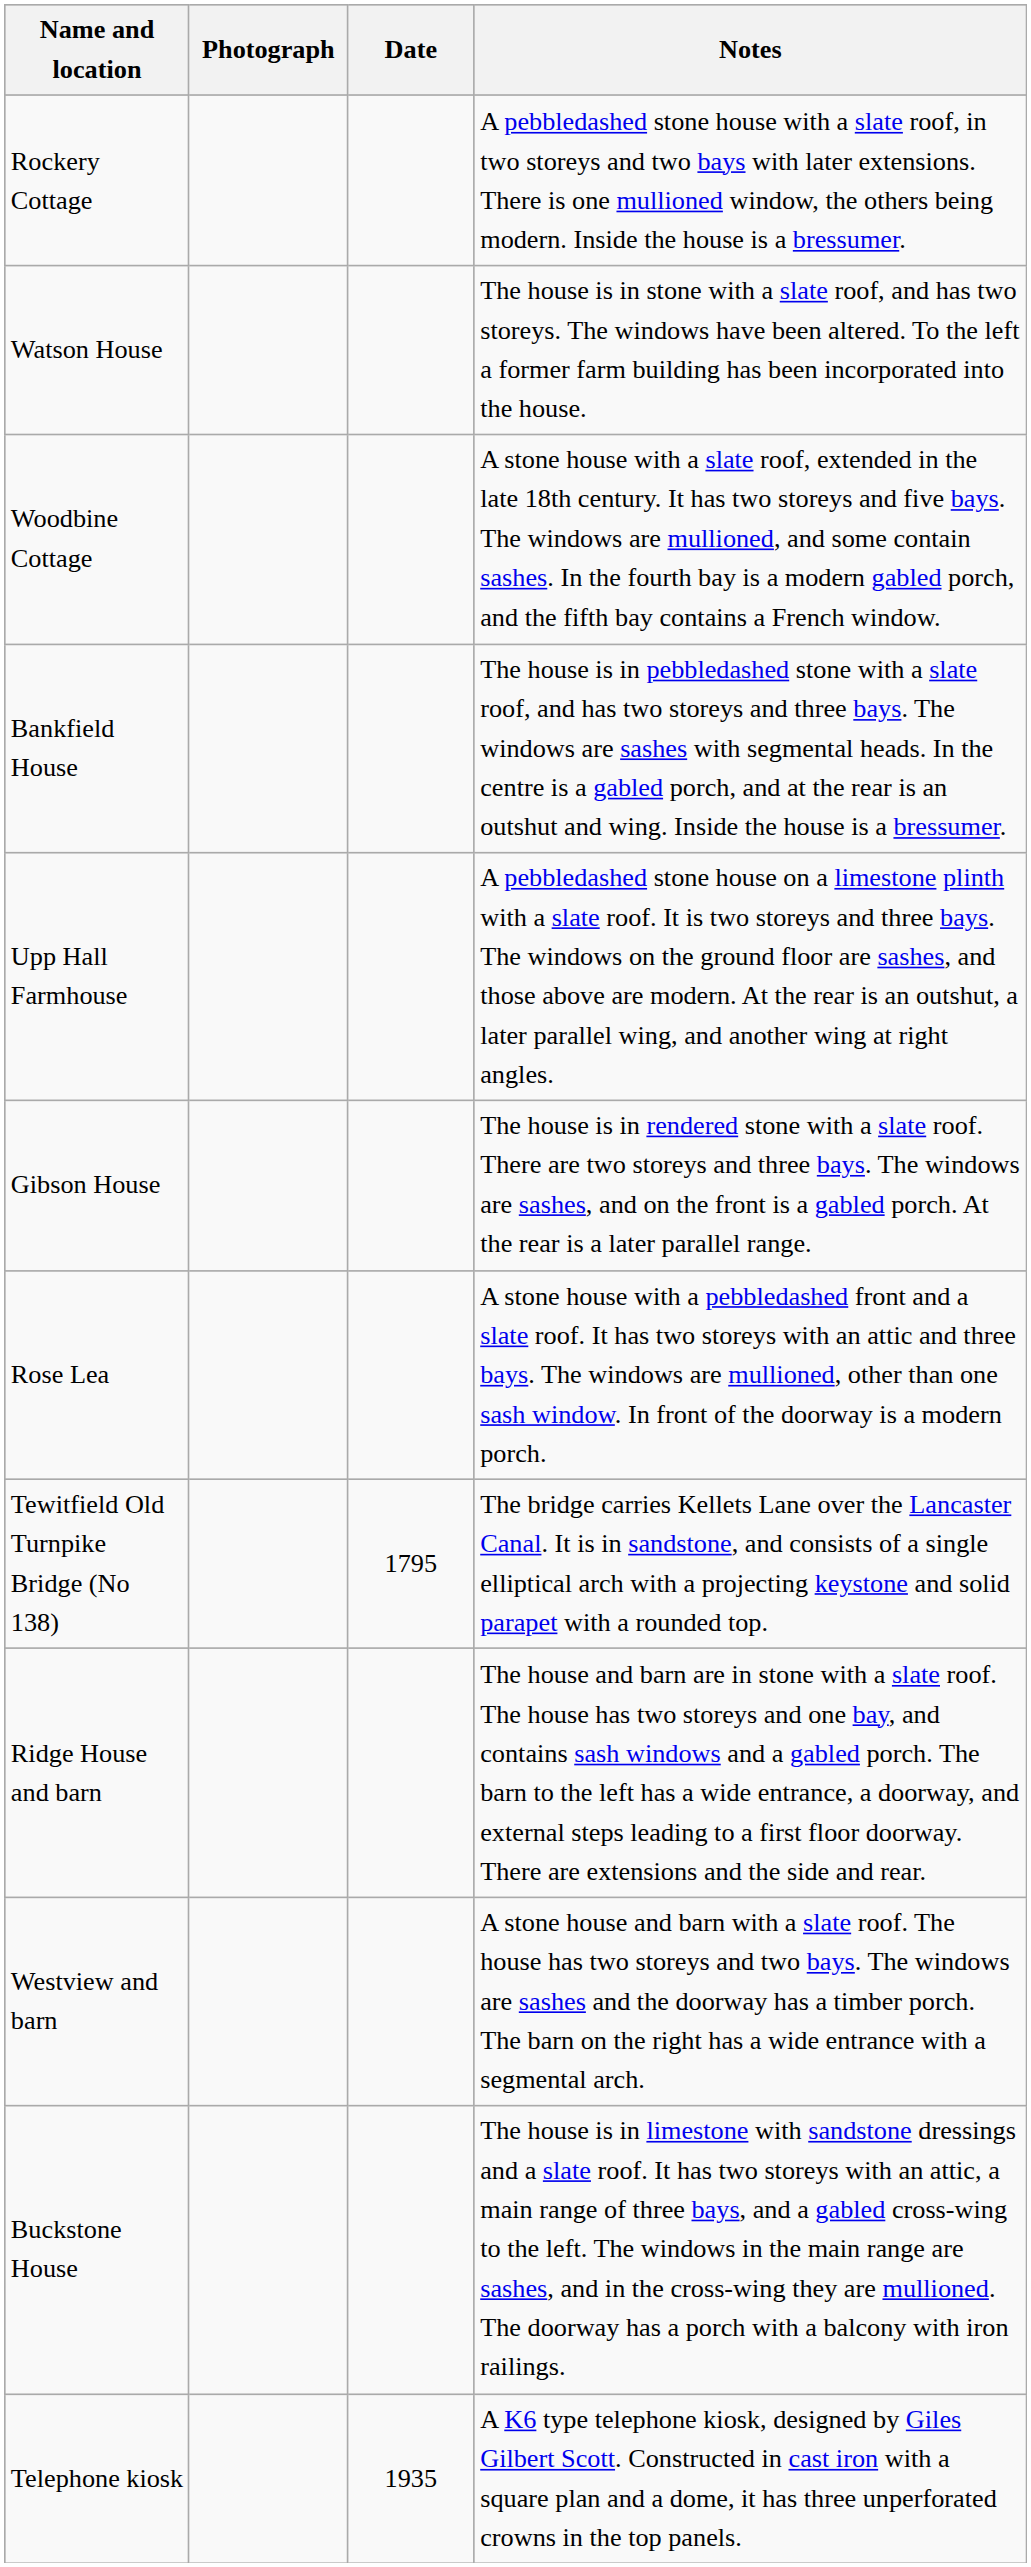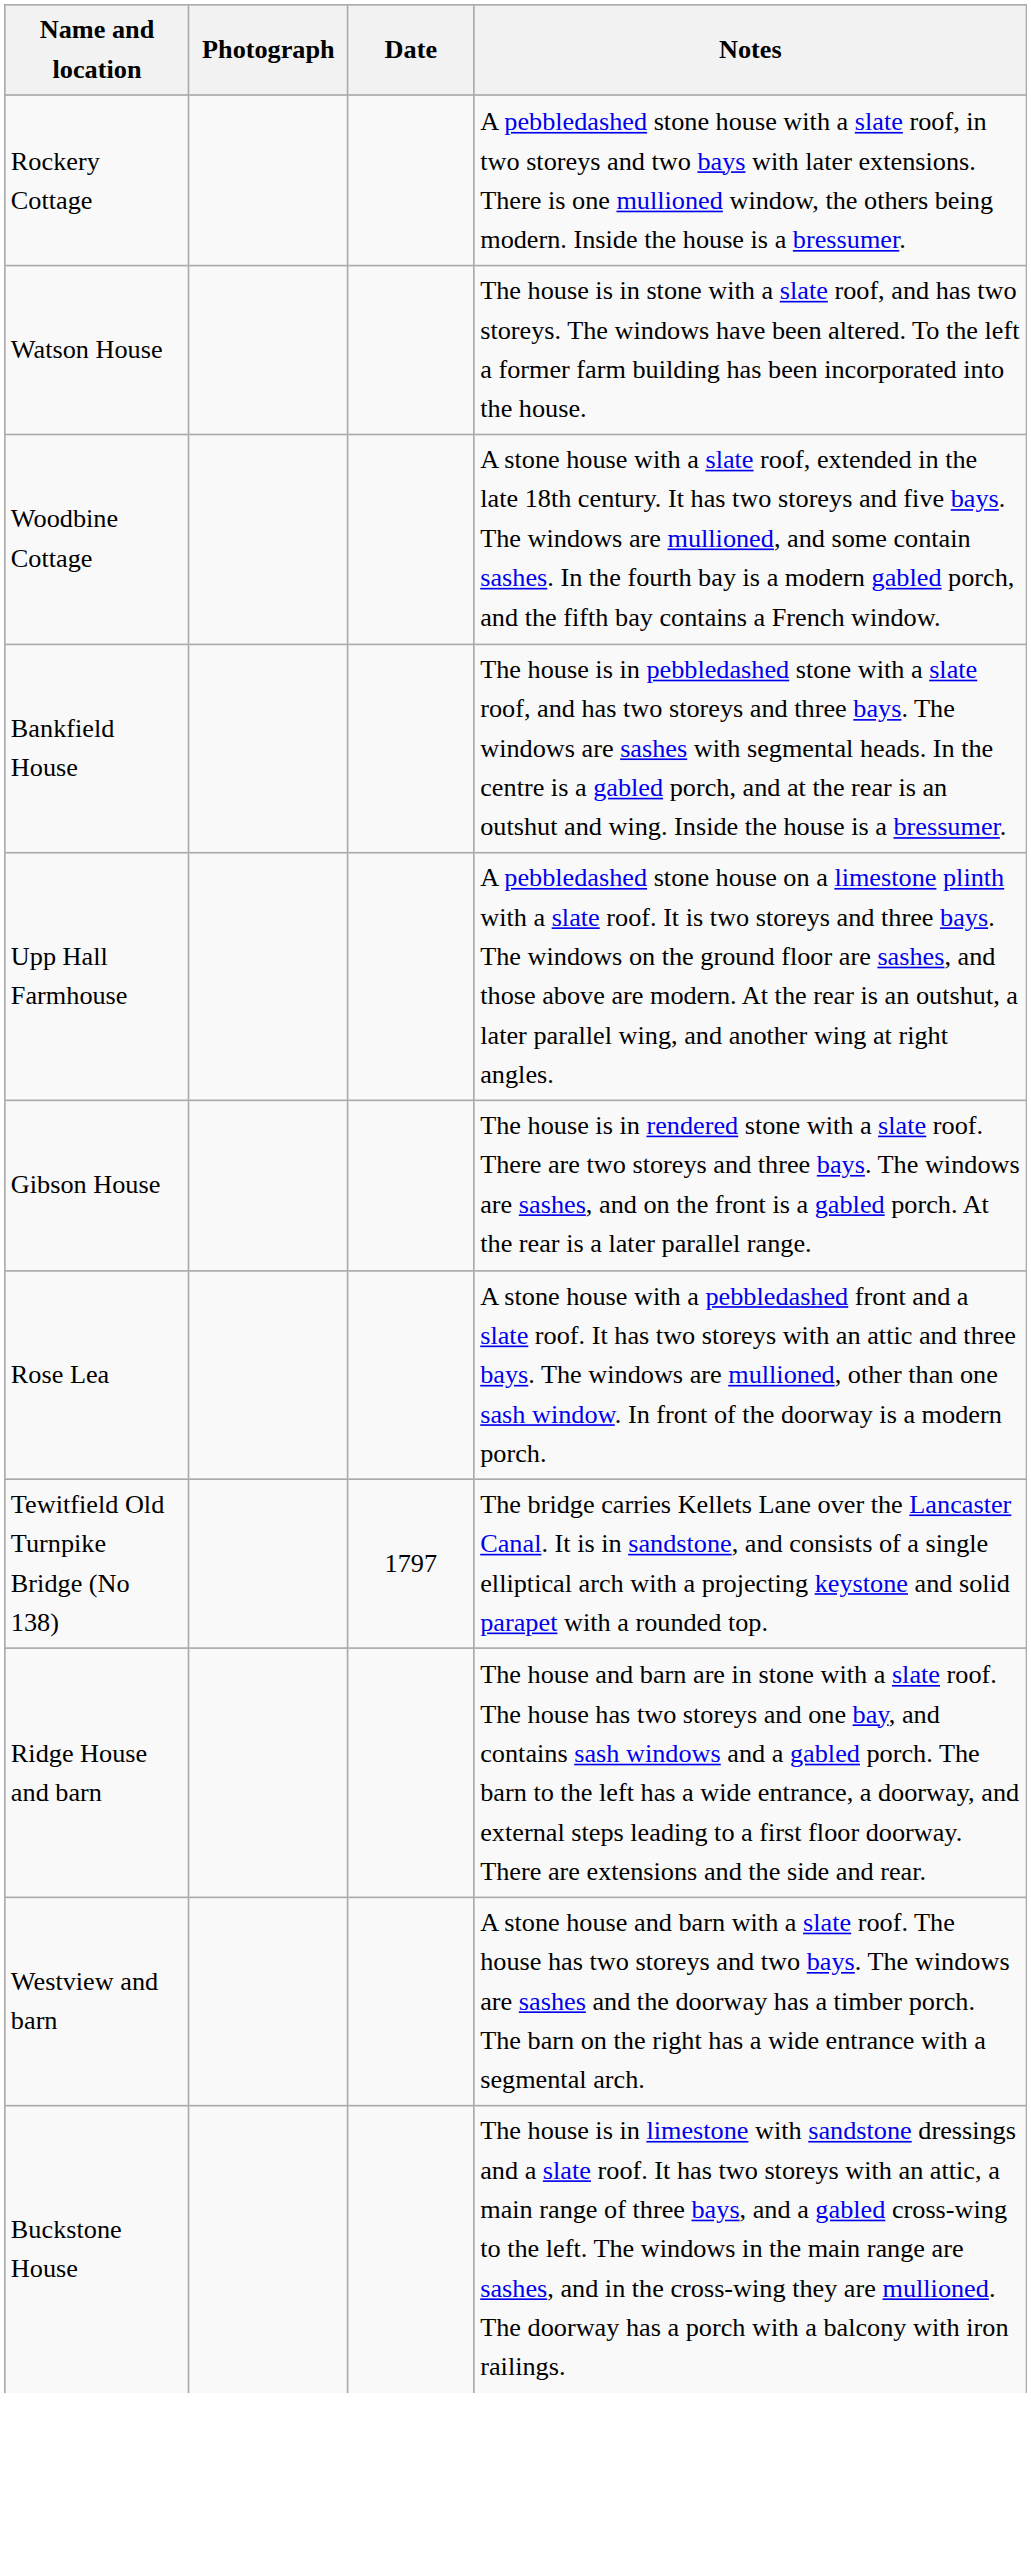(411, 1563) 1795 -> (411, 1563) 1797
- row: (97, 2477)
